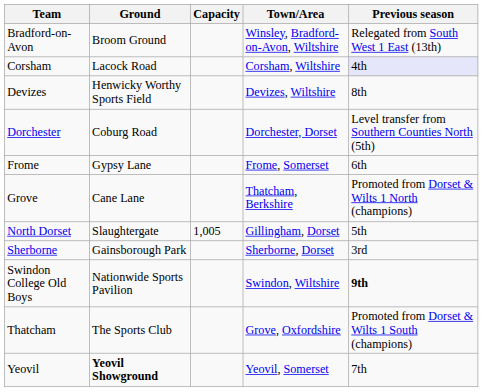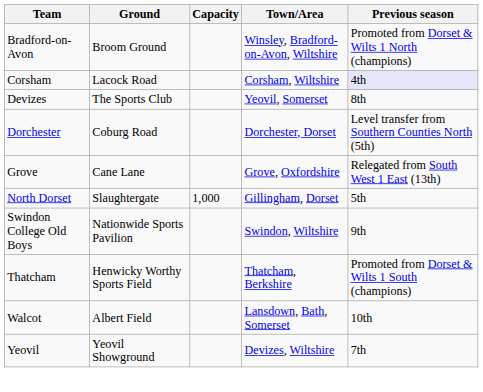(405, 40) Relegated from South West 1 East (13th) -> (412, 47) Promoted from Dorset & Wilts 1 North (champions)
(137, 92) Henwicky Worthy Sports Field -> (132, 99) The Sports Club
(290, 92) Devizes, Wiltshire -> (286, 99) Yeovil, Somerset
- row: (23, 165)
(271, 198) Thatcham, Berkshire -> (292, 172) Grove, Oxfordshire
(412, 198) Promoted from Dorset & Wilts 1 North (champions) -> (404, 172) Relegated from South West 1 East (13th)
(207, 231) 1,005 -> (206, 198) 1,000
- row: (32, 250)
(360, 283) bold -> (358, 231) normal
(132, 330) The Sports Club -> (137, 277) Henwicky Worthy Sports Field
(293, 330) Grove, Oxfordshire -> (270, 277) Thatcham, Berkshire
+ row: (24, 317)
(125, 369) bold -> (123, 350) normal
(287, 369) Yeovil, Somerset -> (289, 350) Devizes, Wiltshire
